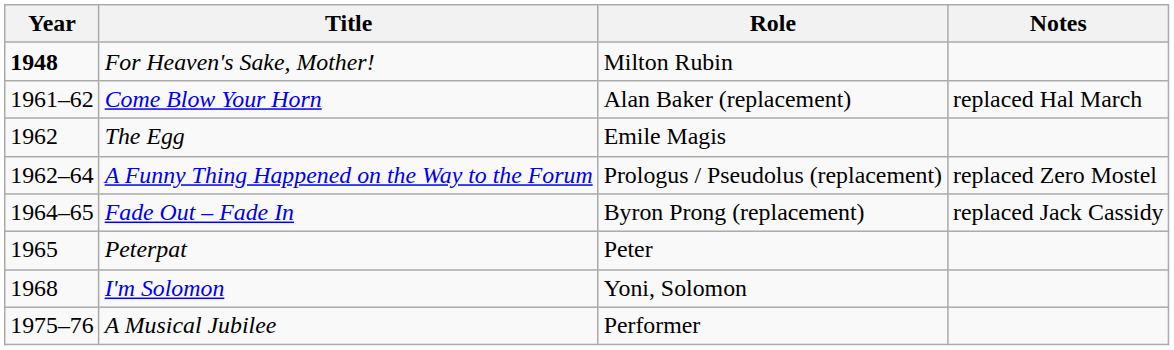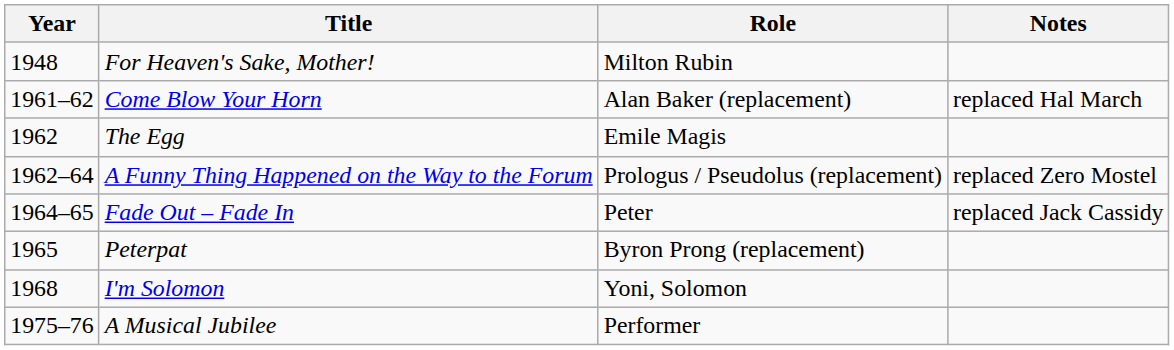(34, 61) bold -> (34, 61) normal
(734, 212) Byron Prong (replacement) -> (628, 212) Peter
(628, 250) Peter -> (734, 250) Byron Prong (replacement)
